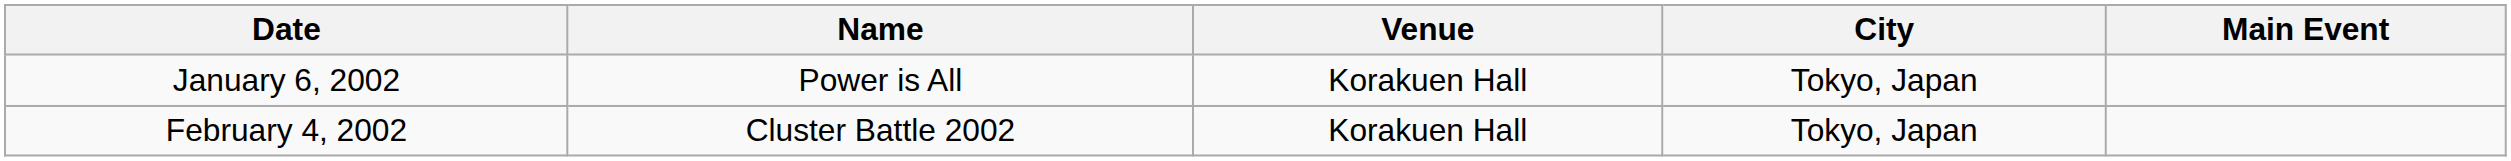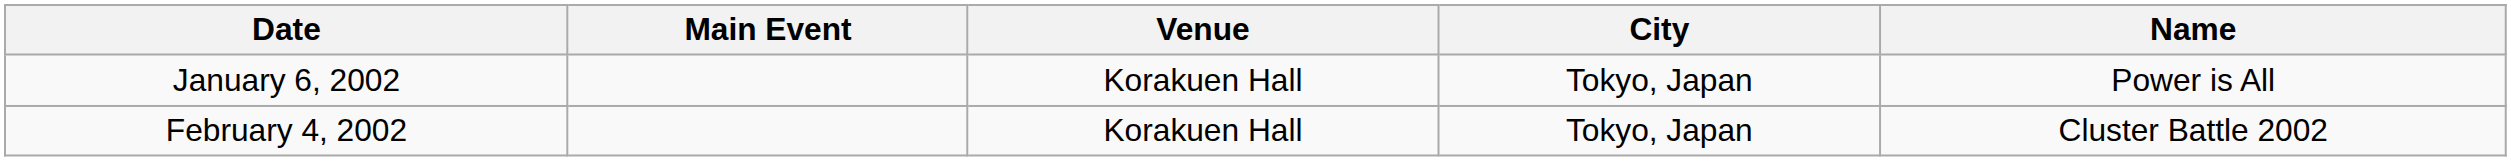columns swapped: (880, 29) <-> (2306, 29)
